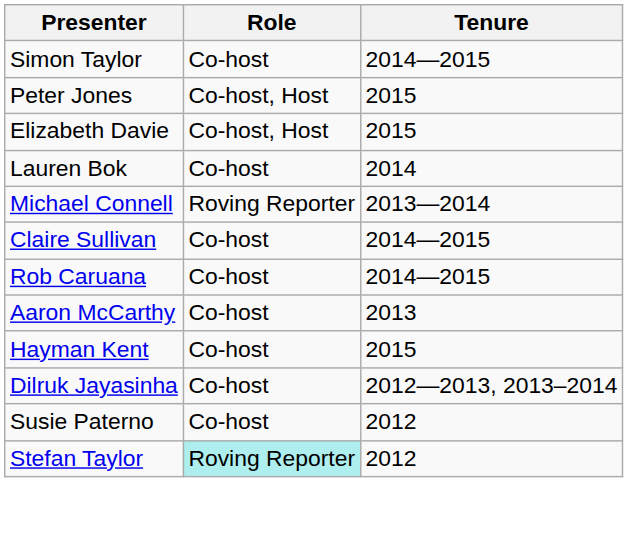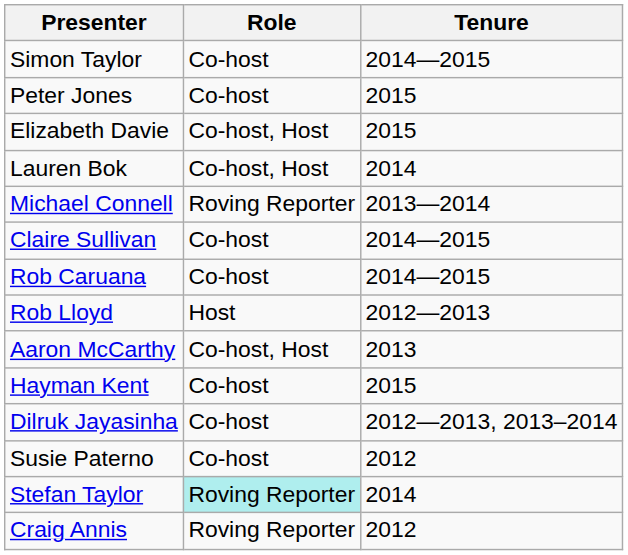(258, 95) Co-host, Host -> (228, 95) Co-host
(228, 167) Co-host -> (258, 167) Co-host, Host
+ row: (62, 312)
(228, 312) Co-host -> (258, 349) Co-host, Host
(391, 458) 2012 -> (391, 494) 2014
+ row: (68, 530)
